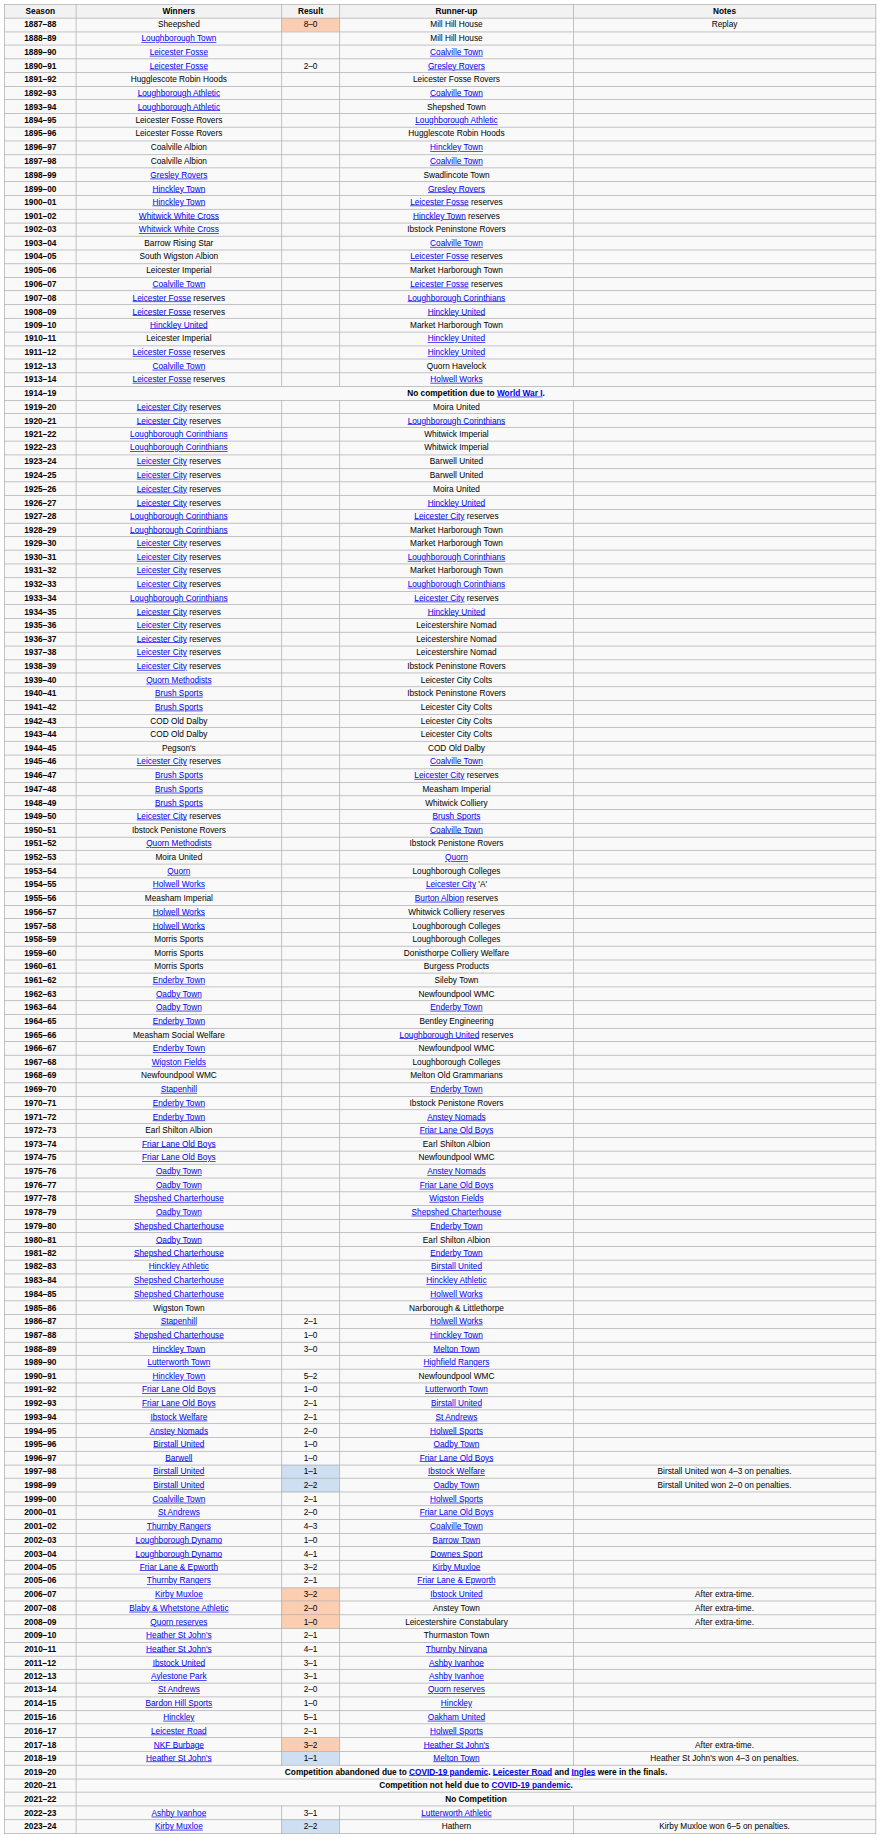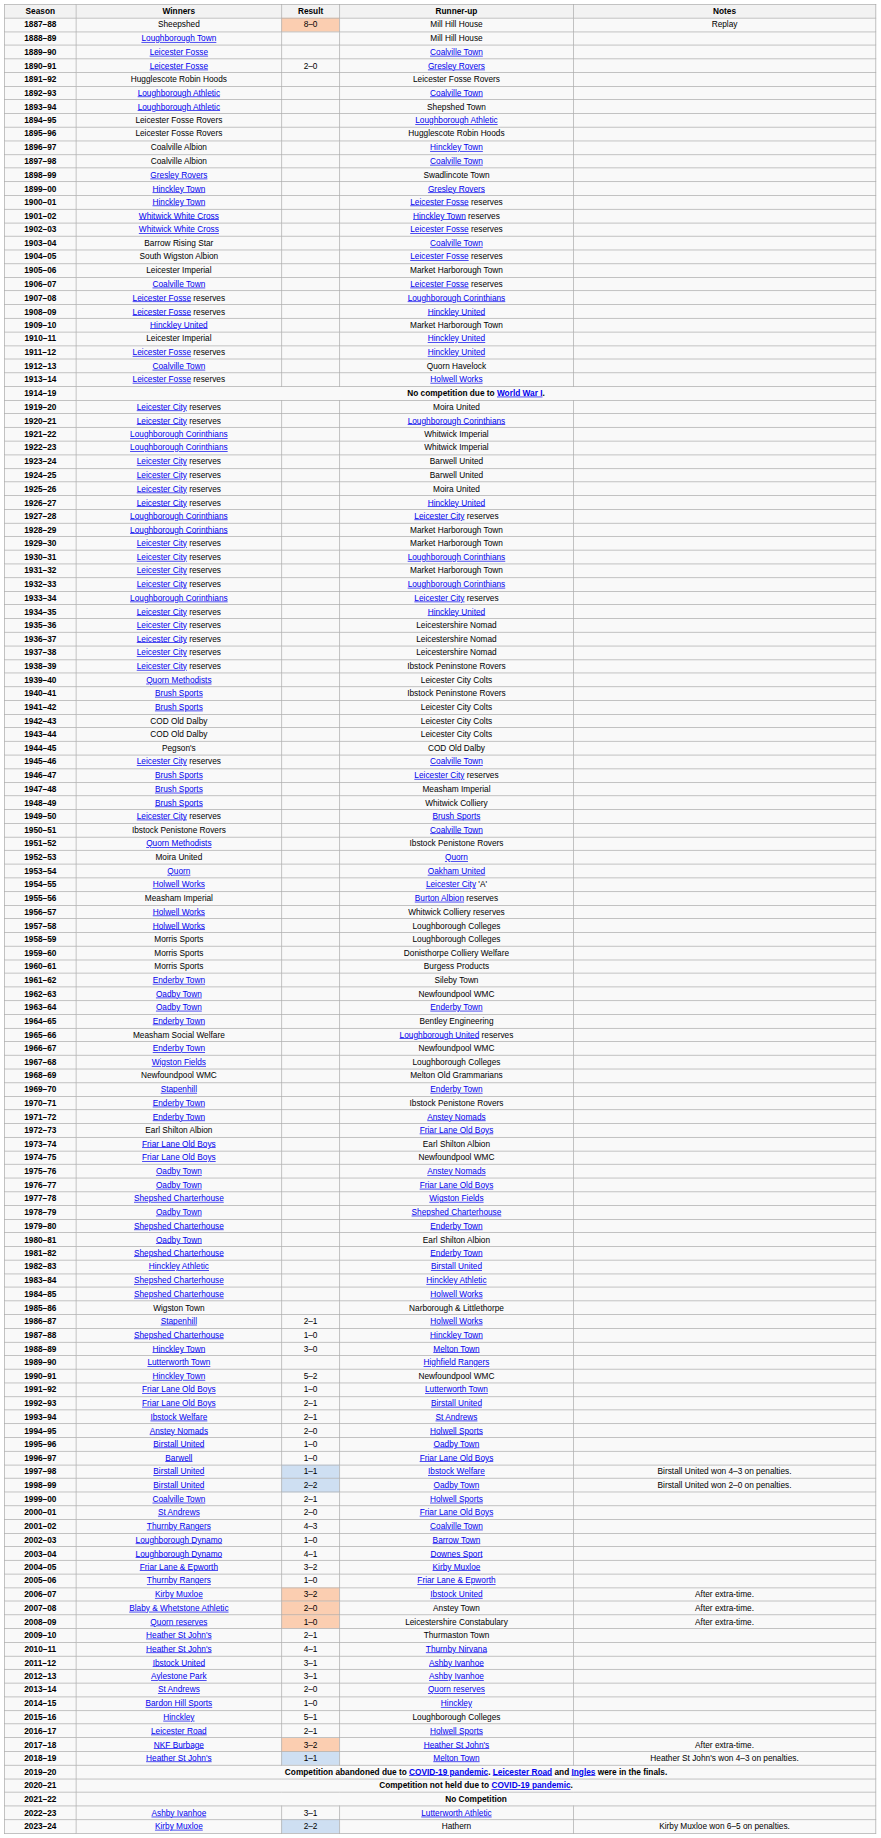(456, 230) Ibstock Peninstone Rovers -> (456, 230) Leicester Fosse reserves
(456, 871) Loughborough Colleges -> (456, 871) Oakham United
(311, 1581) 2–1 -> (311, 1581) 1–0
(456, 1717) Oakham United -> (456, 1717) Loughborough Colleges
